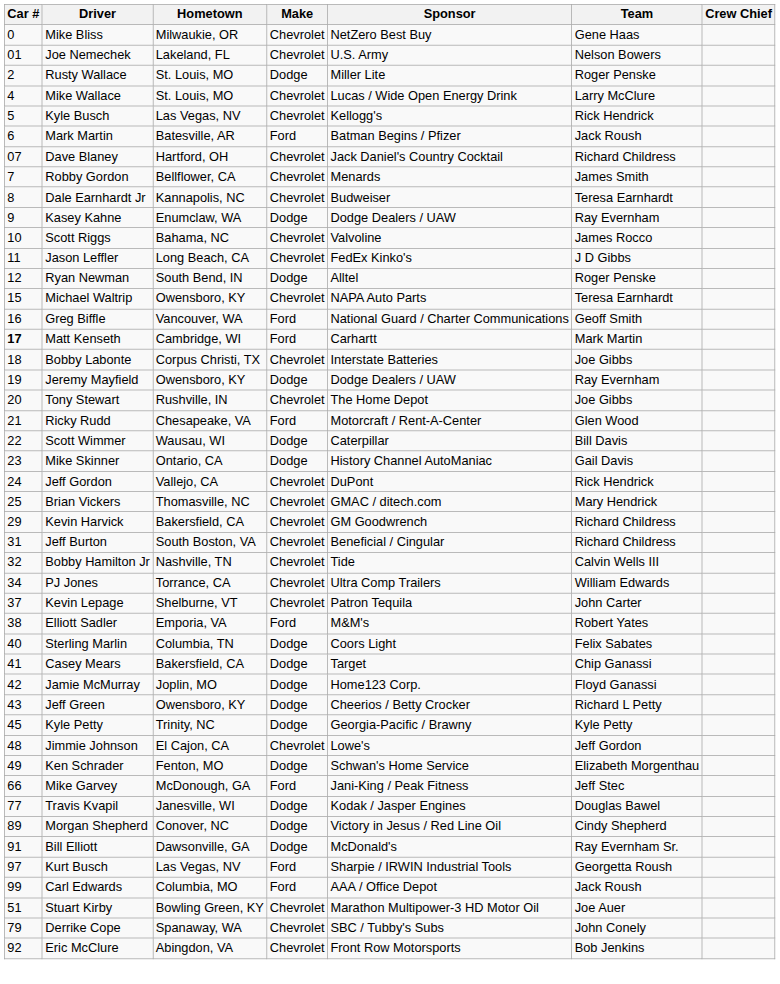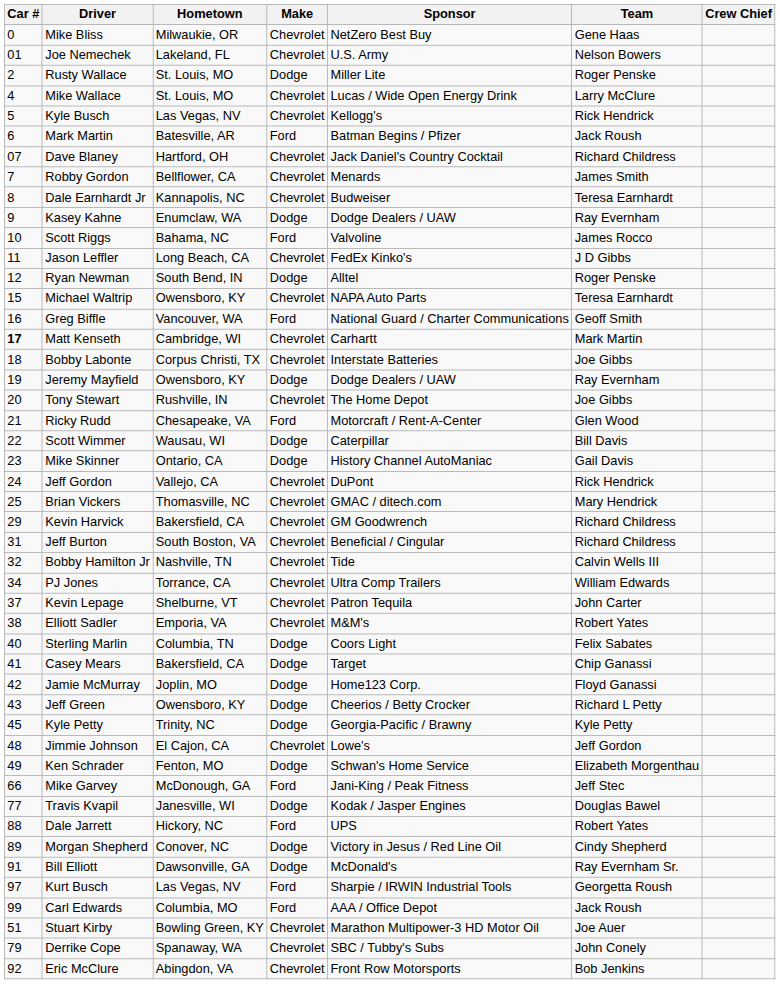(297, 237) Chevrolet -> (283, 237) Ford
(283, 339) Ford -> (297, 339) Chevrolet
(283, 623) Ford -> (297, 623) Chevrolet
+ row: (78, 826)
